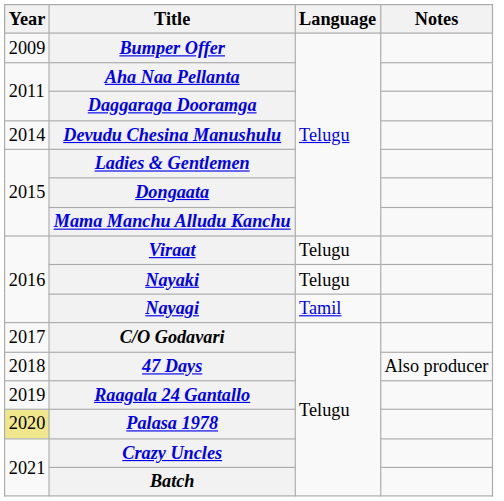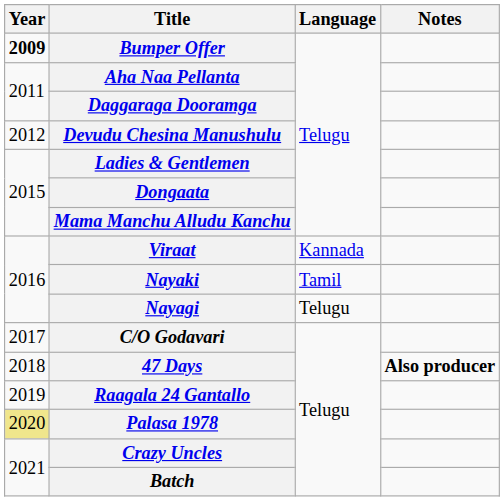(27, 47) normal -> (27, 47) bold
(27, 134) 2014 -> (27, 134) 2012
(324, 250) Telugu -> (332, 250) Kannada
(324, 279) Telugu -> (320, 279) Tamil
(320, 308) Tamil -> (324, 308) Telugu
(436, 366) normal -> (440, 366) bold
